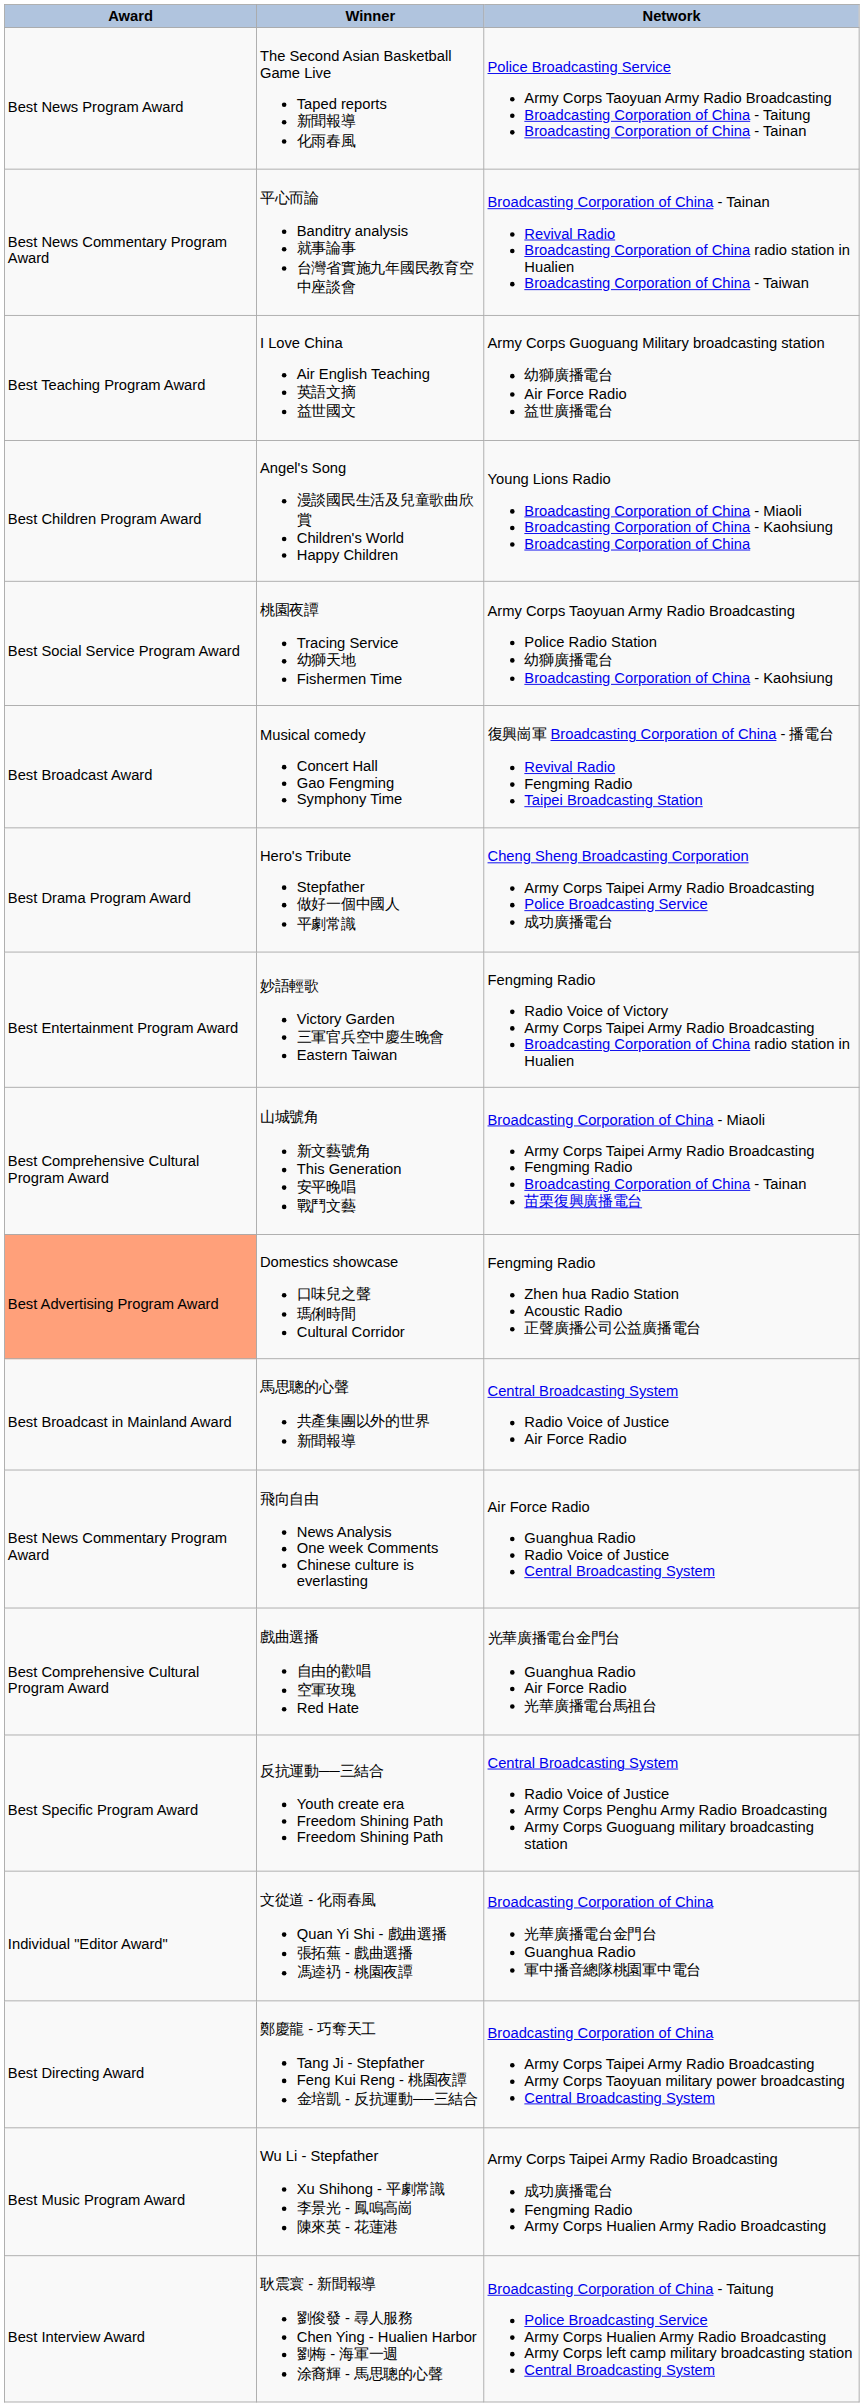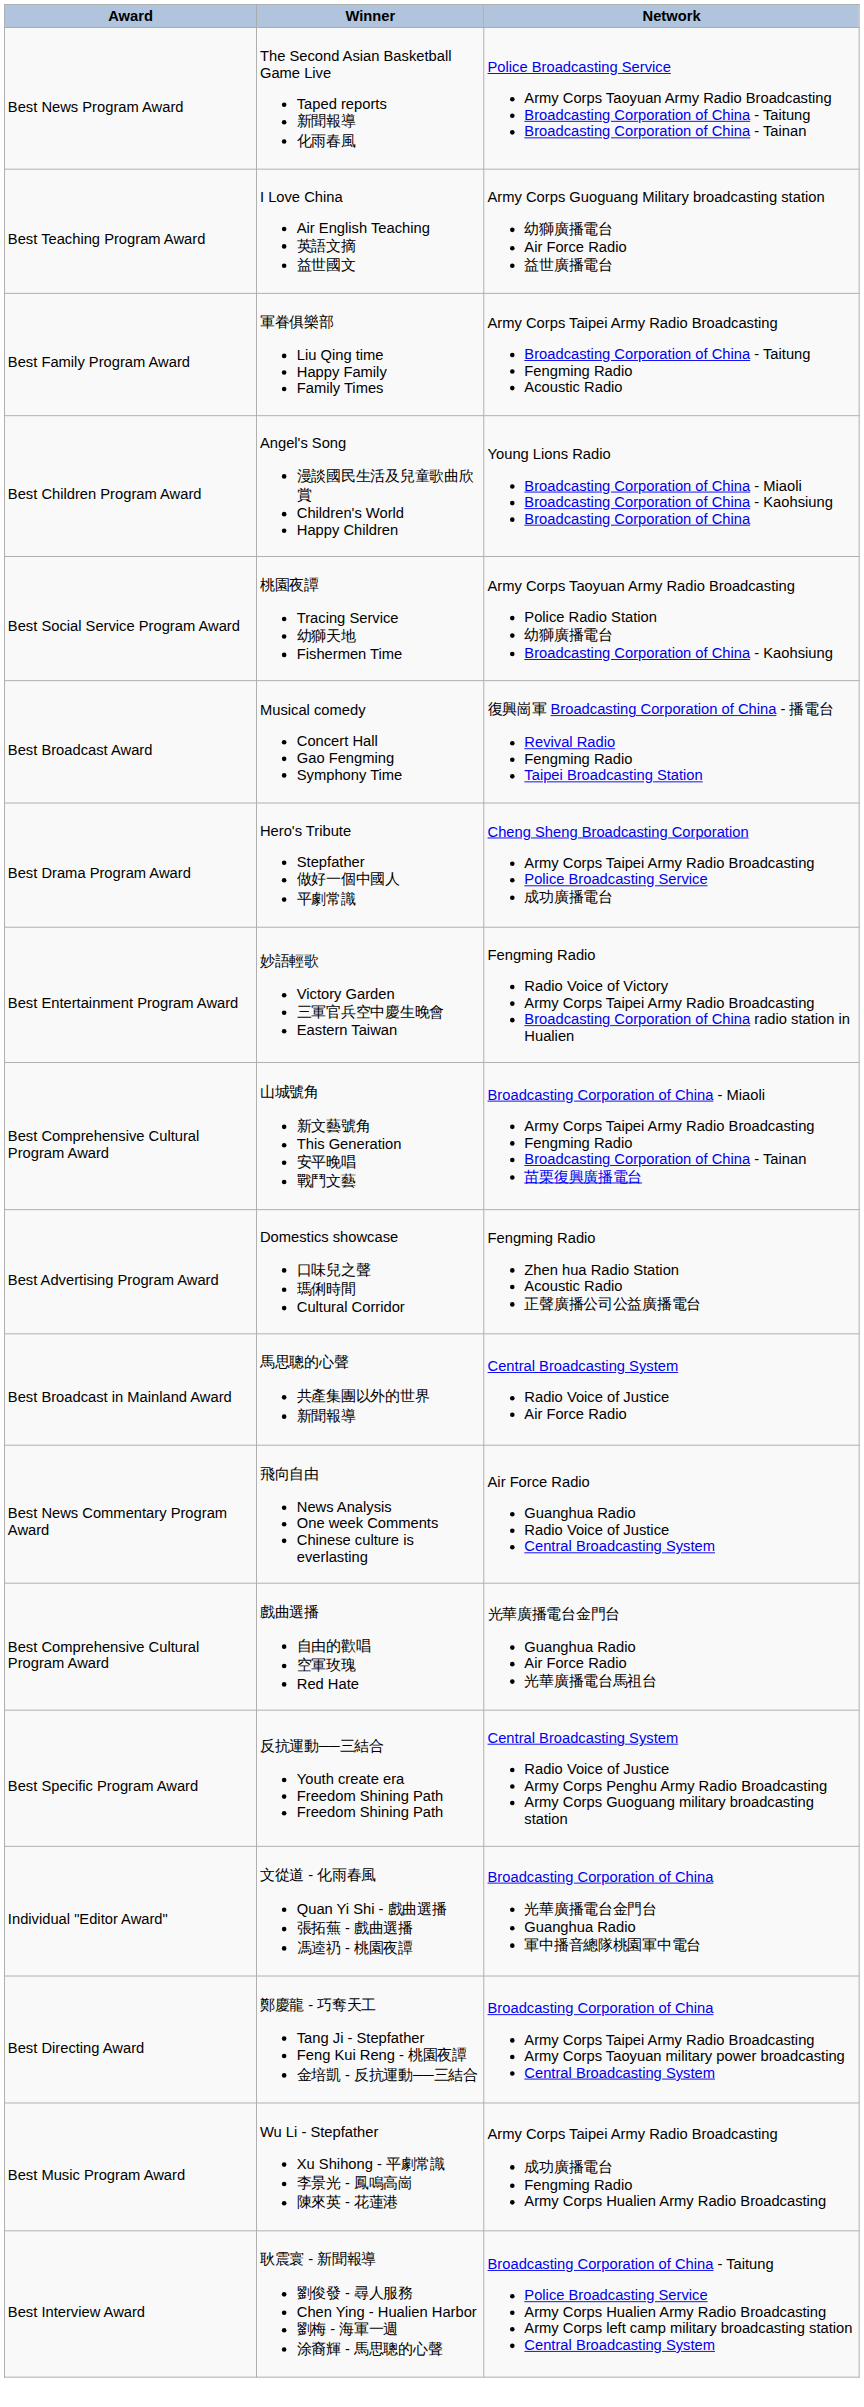- row: (370, 244)
+ row: (370, 356)
(113, 1304) lightsalmon background -> (113, 1280) no background
